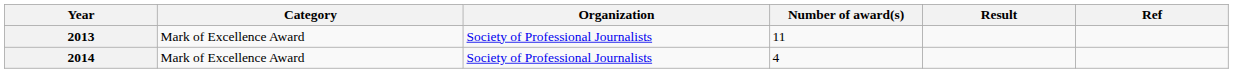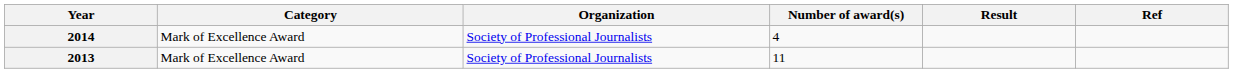rows swapped: (81, 36) <-> (81, 57)
